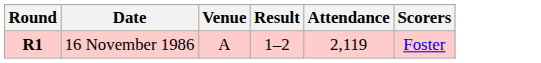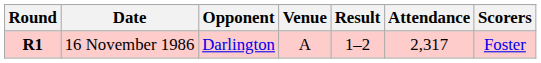+ column: (239, 17)
(349, 44) 2,119 -> (429, 44) 2,317
